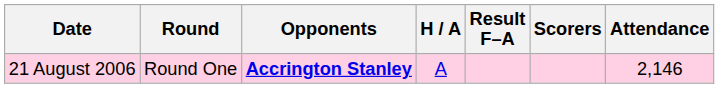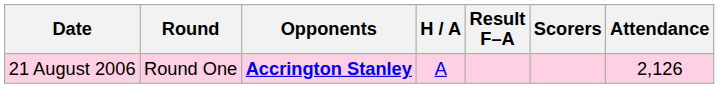(660, 68) 2,146 -> (660, 68) 2,126
